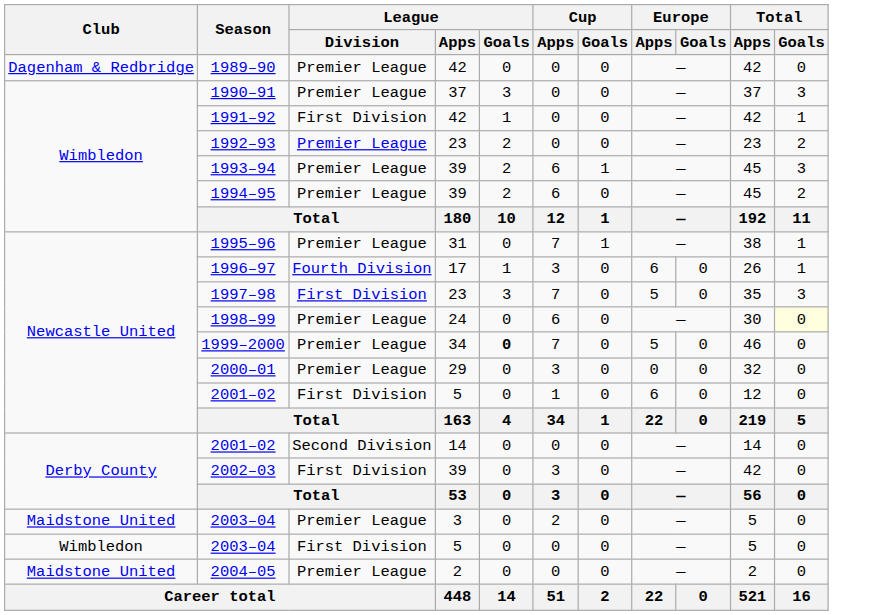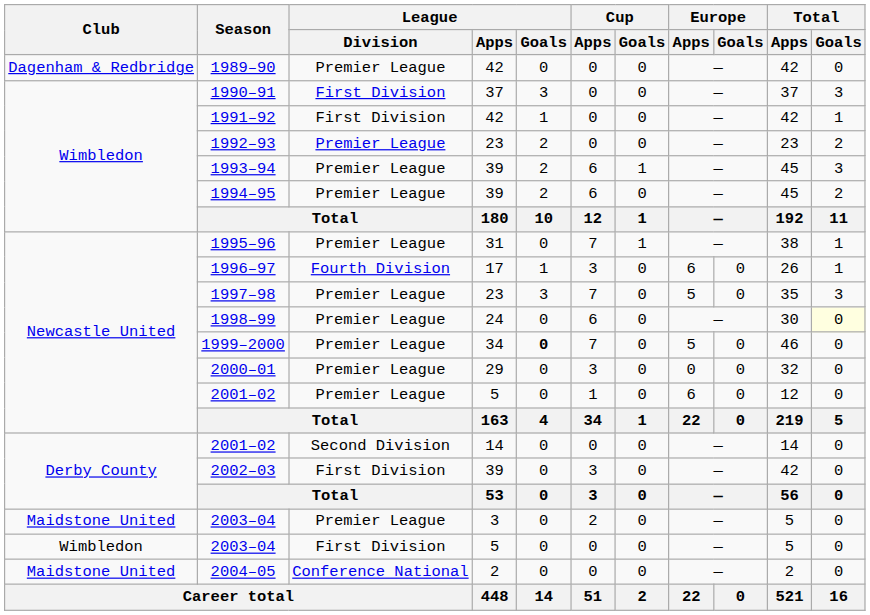(362, 93) Premier League -> (380, 93) First Division
(362, 295) First Division -> (380, 295) Premier League
(362, 395) First Division -> (380, 395) Premier League
(362, 572) Premier League -> (380, 572) Conference National
